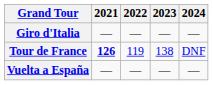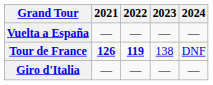rows swapped: (48, 32) <-> (48, 70)
(135, 51) normal -> (135, 51) bold
